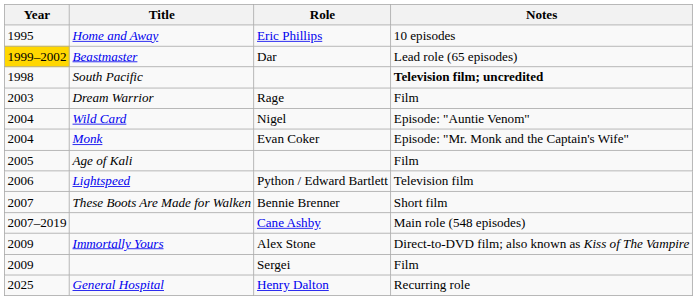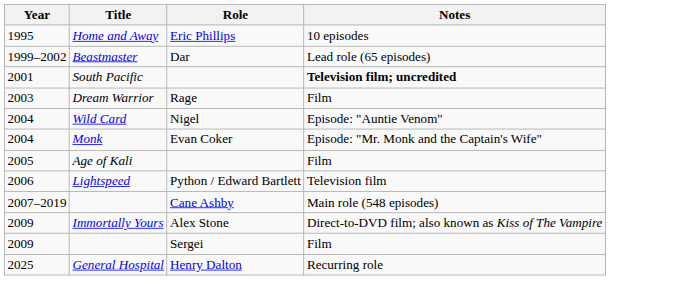(37, 56) gold background -> (37, 56) no background
(21, 77) 1998 -> (21, 77) 2001
- row: (162, 202)
